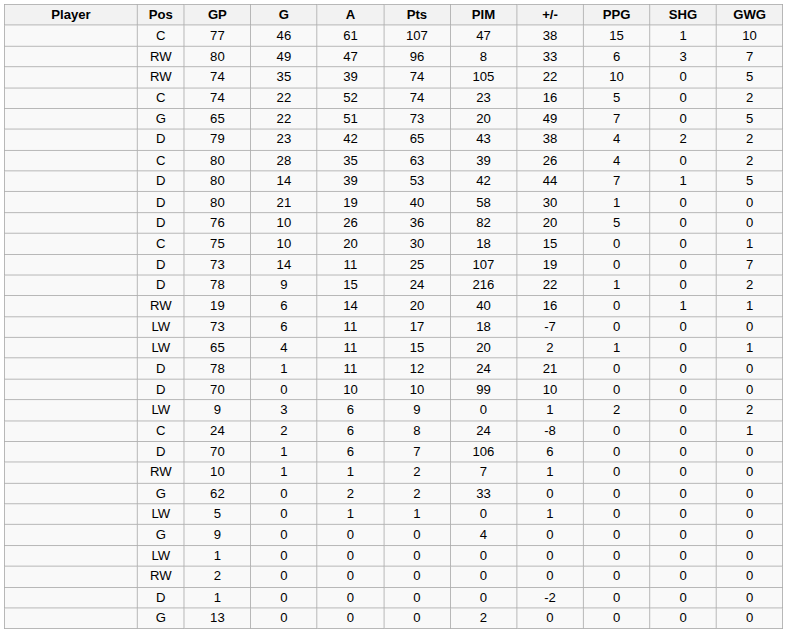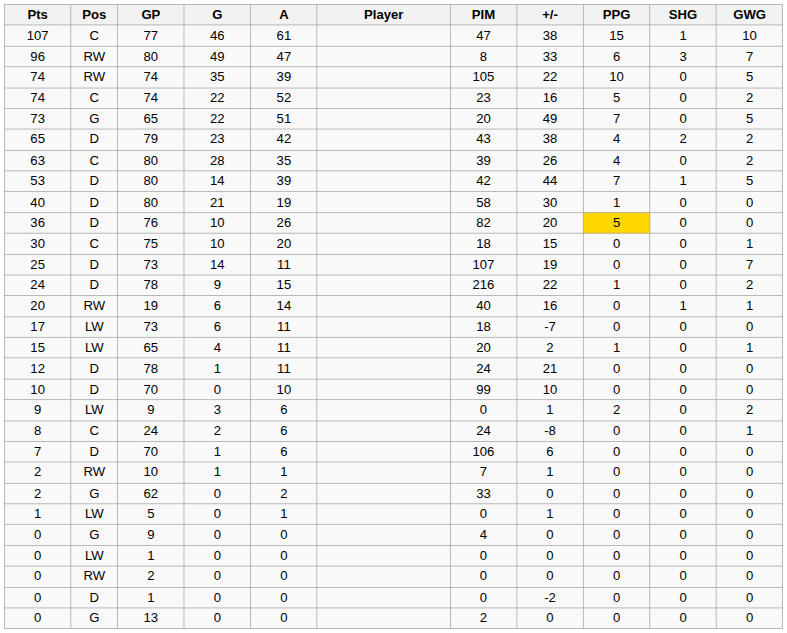columns swapped: (71, 14) <-> (417, 14)
(617, 222) no background -> (617, 222) gold background
